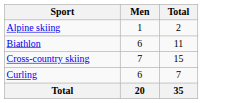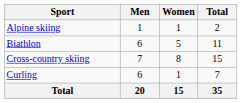+ column: (178, 12)
